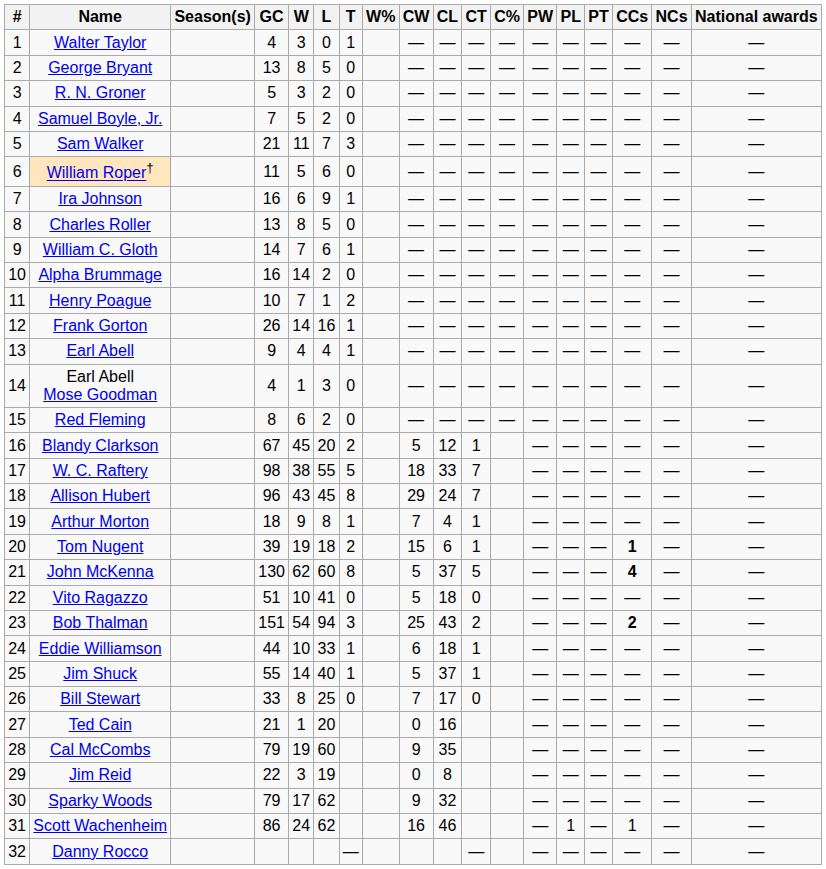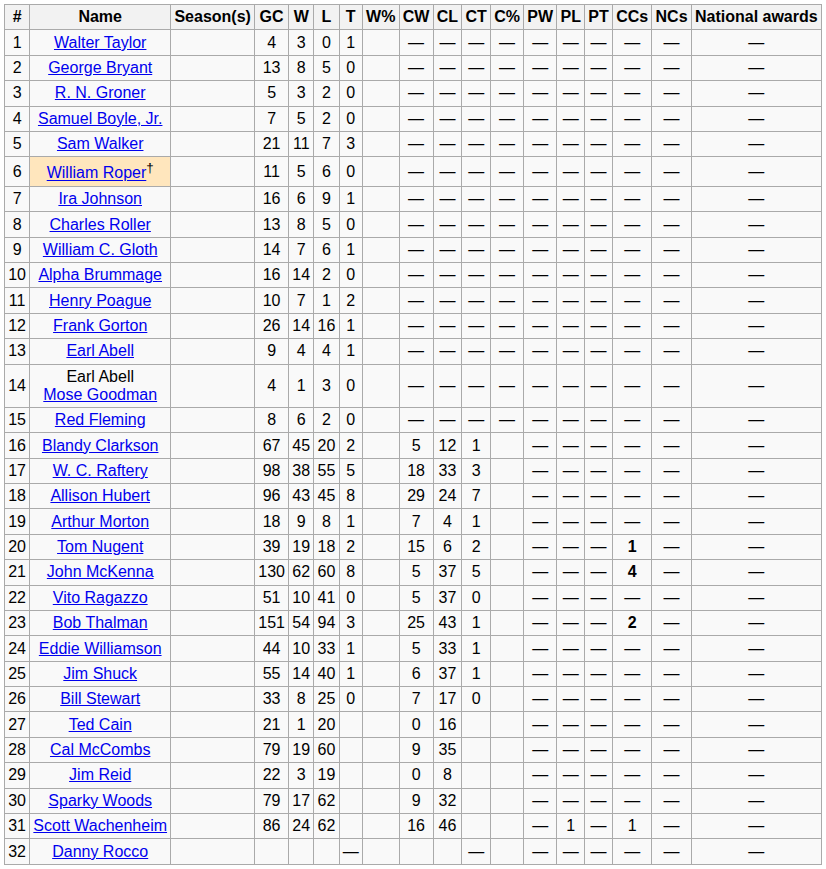(476, 470) 7 -> (476, 470) 3
(476, 547) 1 -> (476, 547) 2
(447, 597) 18 -> (447, 597) 37
(476, 623) 2 -> (476, 623) 1
(416, 648) 6 -> (416, 648) 5
(447, 648) 18 -> (447, 648) 33
(416, 673) 5 -> (416, 673) 6
